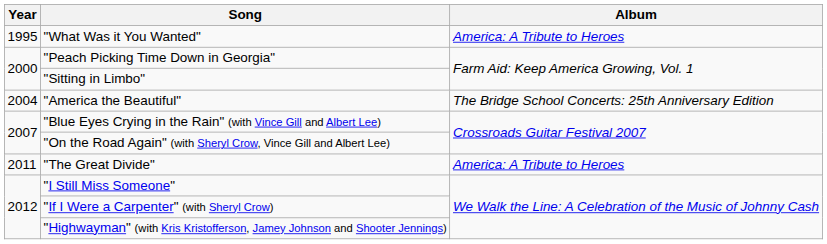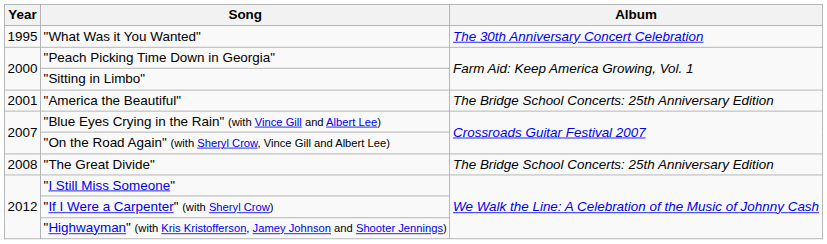(539, 36) America: A Tribute to Heroes -> (578, 36) The 30th Anniversary Concert Celebration
(22, 100) 2004 -> (22, 100) 2001
(22, 164) 2011 -> (22, 164) 2008
(539, 164) America: A Tribute to Heroes -> (613, 164) The Bridge School Concerts: 25th Anniversary Edition
